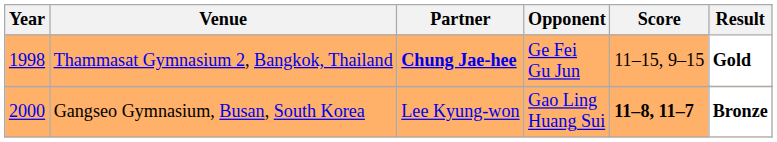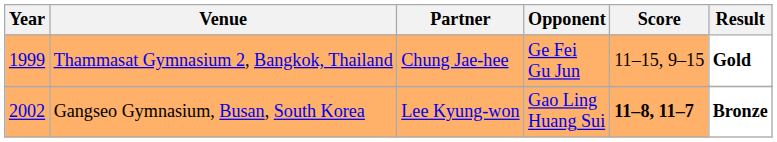(27, 60) 1998 -> (27, 60) 1999
(459, 60) bold -> (455, 60) normal
(27, 111) 2000 -> (27, 111) 2002
